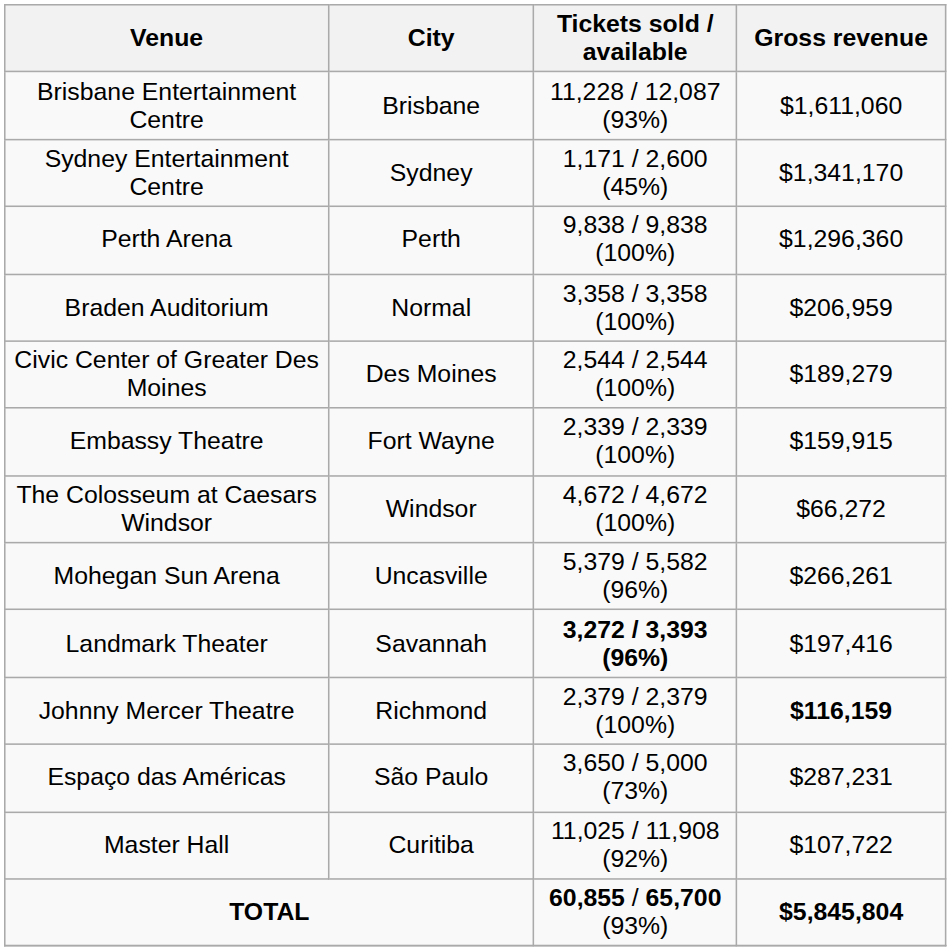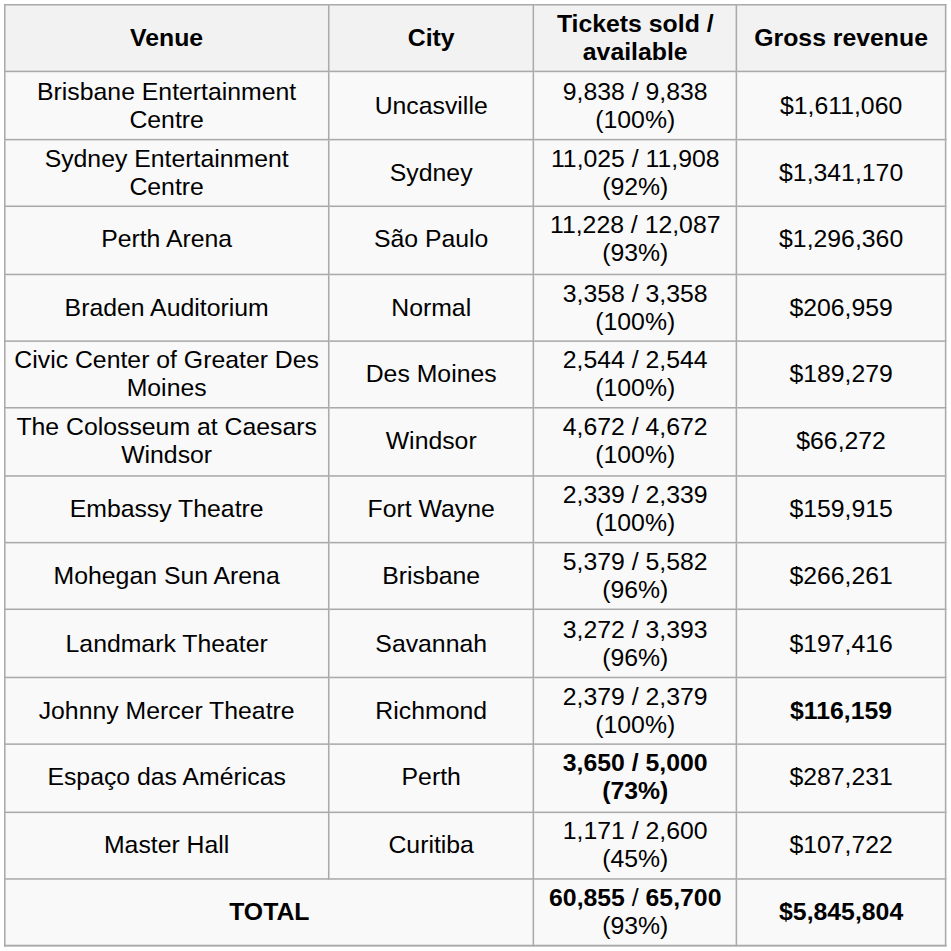(431, 105) Brisbane -> (431, 105) Uncasville
(635, 105) 11,228 / 12,087 (93%) -> (635, 105) 9,838 / 9,838 (100%)
(635, 172) 1,171 / 2,600 (45%) -> (635, 172) 11,025 / 11,908 (92%)
(431, 239) Perth -> (431, 239) São Paulo
(635, 239) 9,838 / 9,838 (100%) -> (635, 239) 11,228 / 12,087 (93%)
rows swapped: (167, 441) <-> (167, 508)
(431, 575) Uncasville -> (431, 575) Brisbane
(635, 643) bold -> (635, 643) normal
(431, 777) São Paulo -> (431, 777) Perth
(635, 777) normal -> (635, 777) bold
(635, 844) 11,025 / 11,908 (92%) -> (635, 844) 1,171 / 2,600 (45%)
